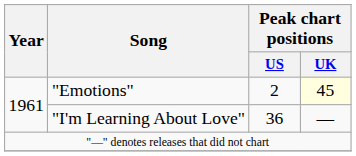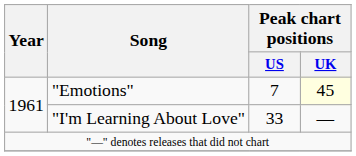(274, 90) 2 -> (274, 90) 7
(274, 118) 36 -> (274, 118) 33
